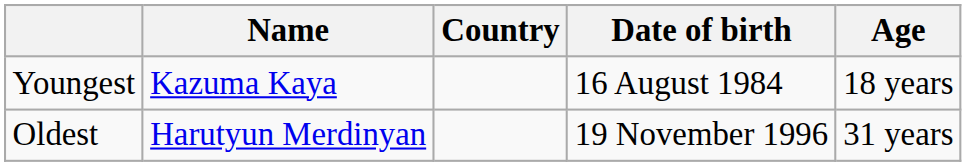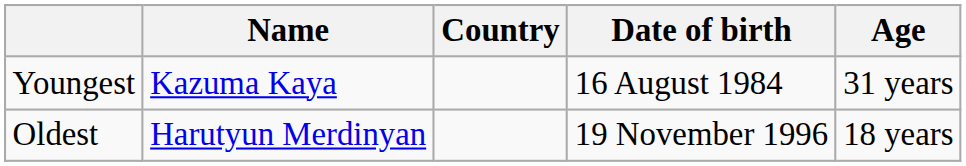(898, 82) 18 years -> (898, 82) 31 years
(898, 134) 31 years -> (898, 134) 18 years
